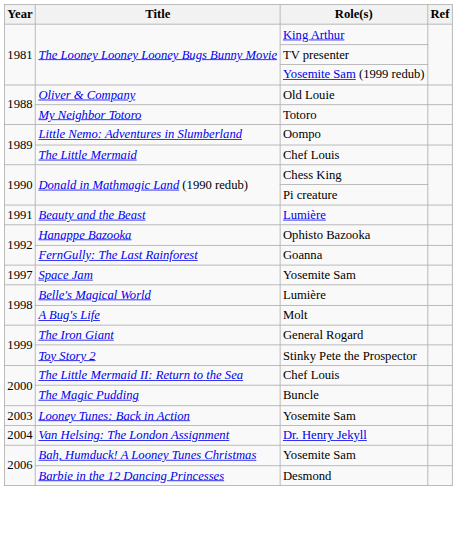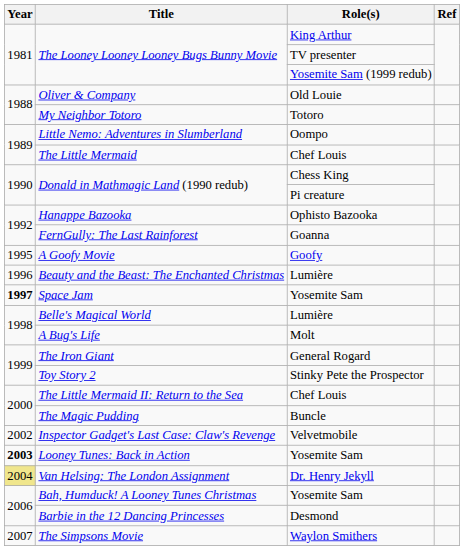- row: (92, 214)
+ row: (77, 255)
+ row: (161, 275)
(20, 275) normal -> (20, 295) bold
+ row: (157, 435)
(20, 415) normal -> (20, 455) bold
(20, 435) no background -> (20, 475) khaki background
+ row: (91, 535)
